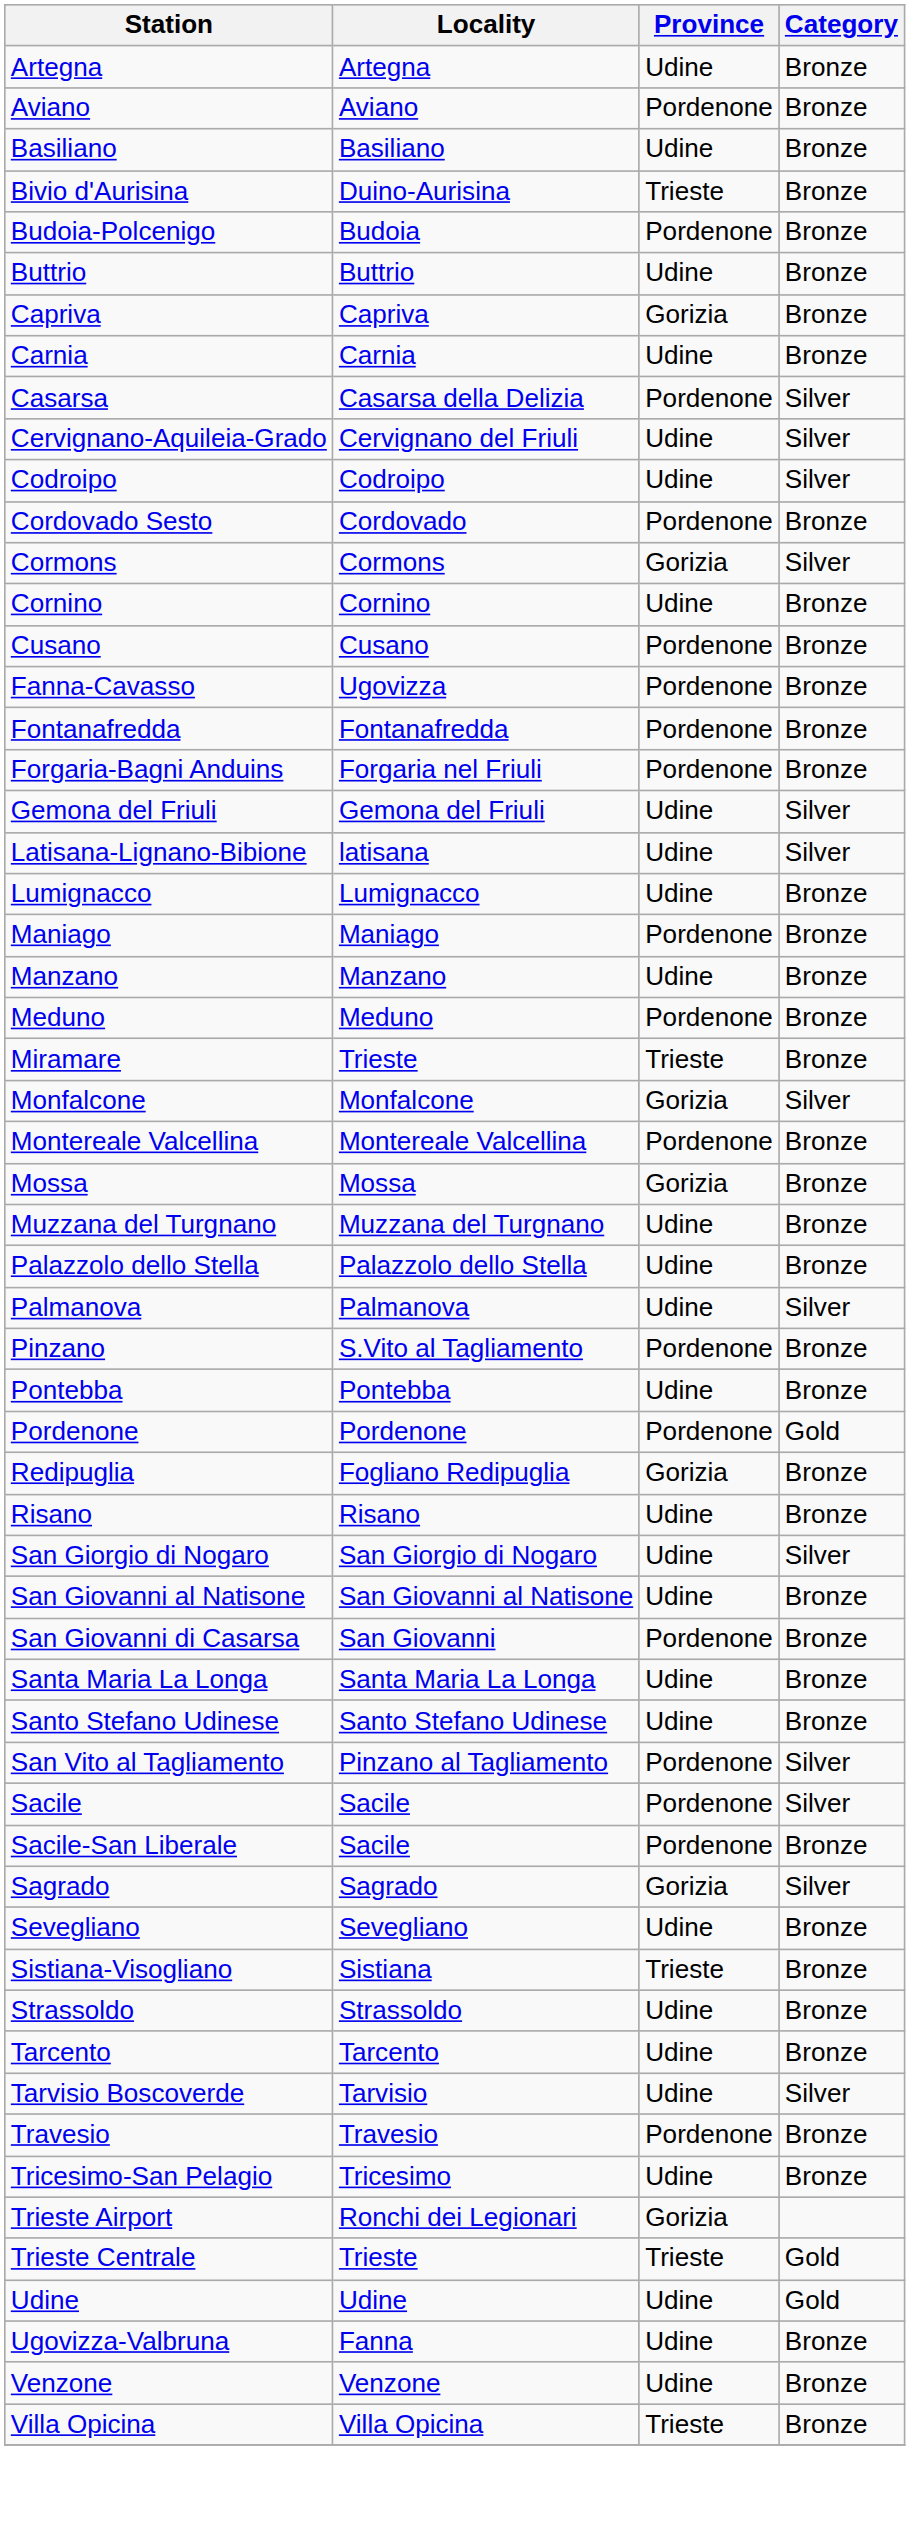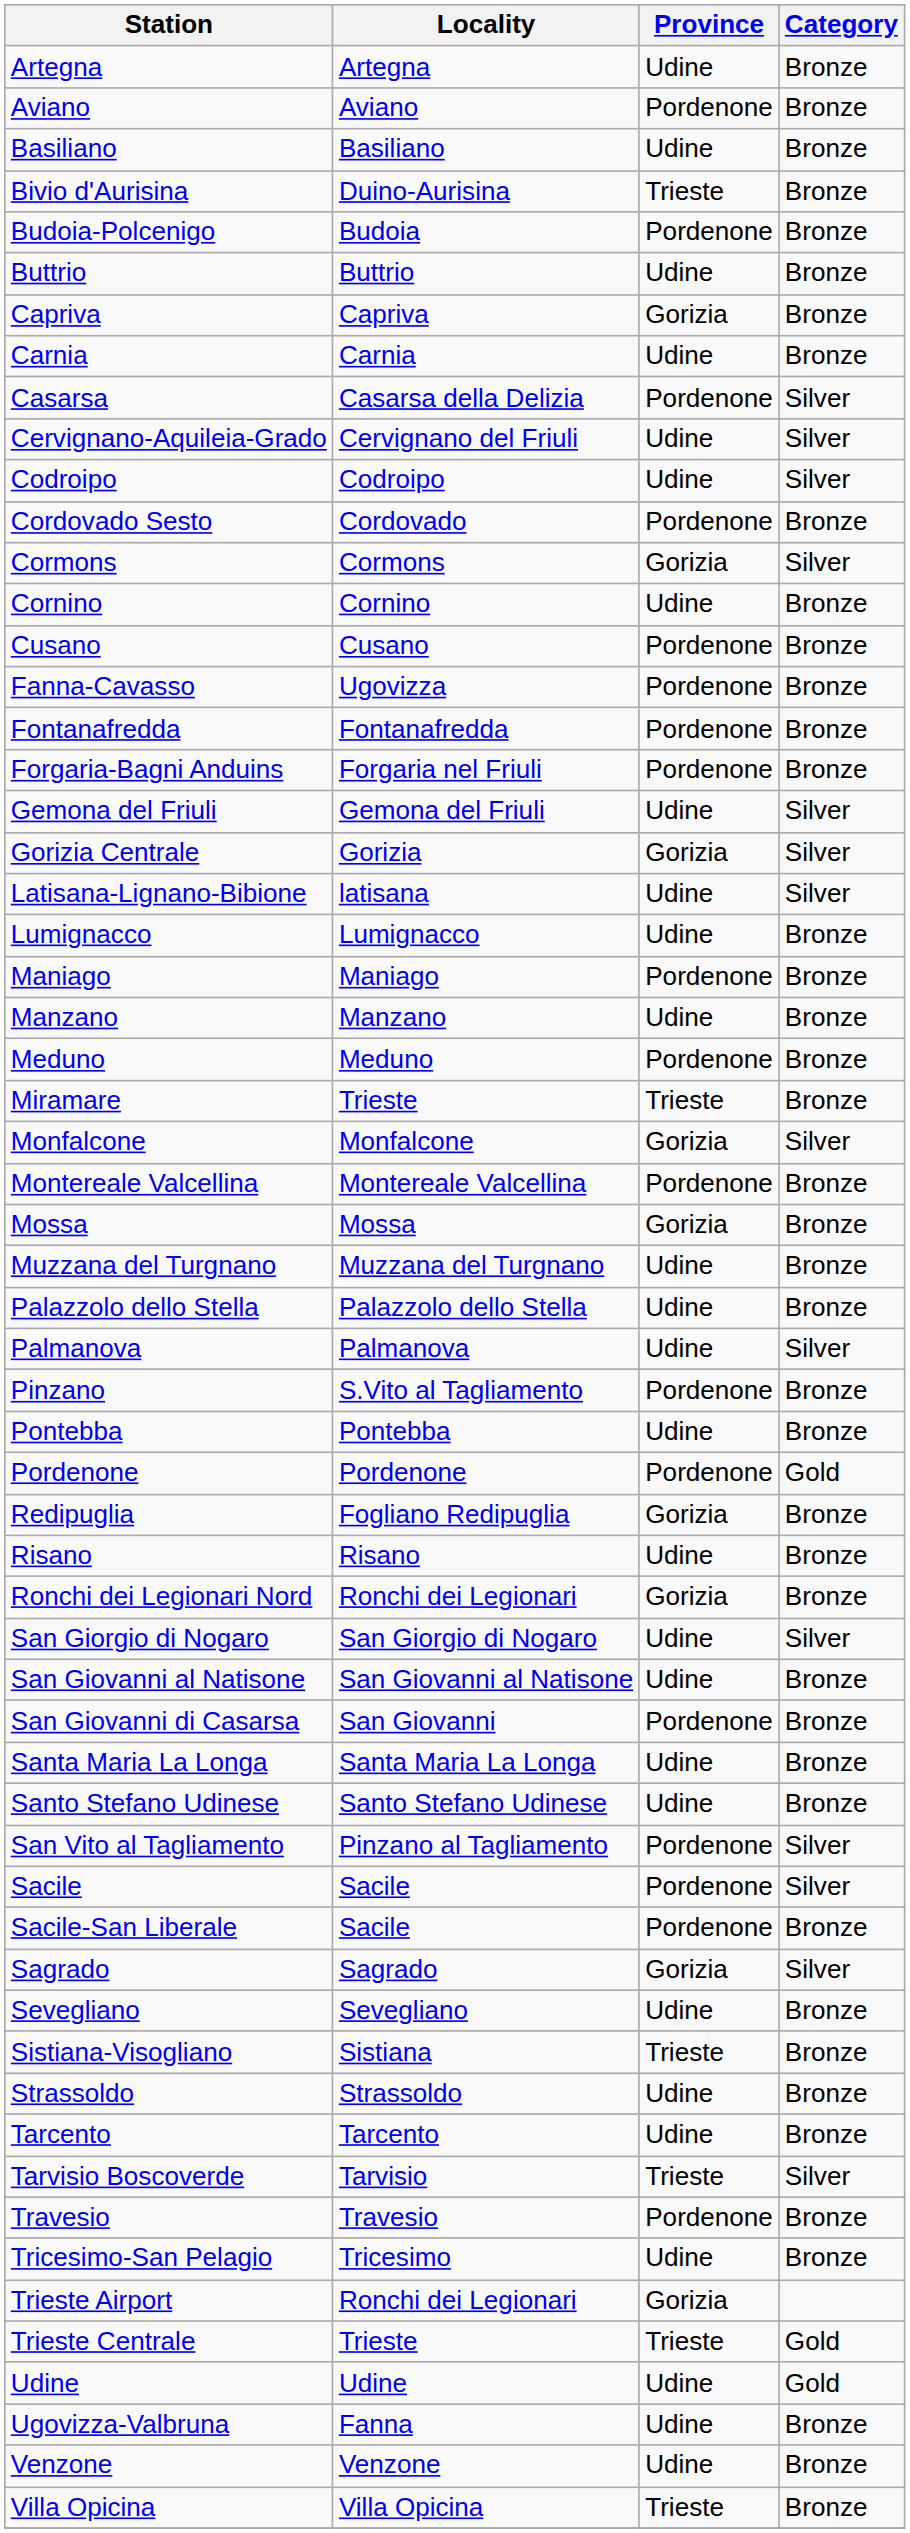+ row: (105, 852)
+ row: (162, 1596)
(679, 2093) Udine -> (685, 2175) Trieste
